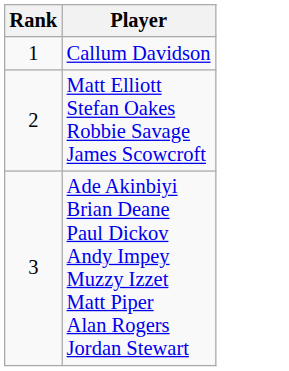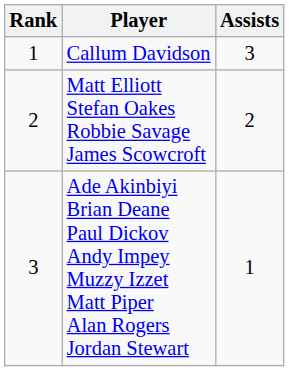+ column: (250, 20)
